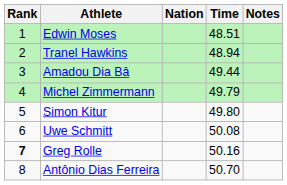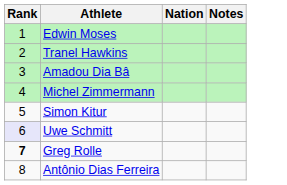- column: (225, 14)
(22, 131) no background -> (22, 131) lavender background
